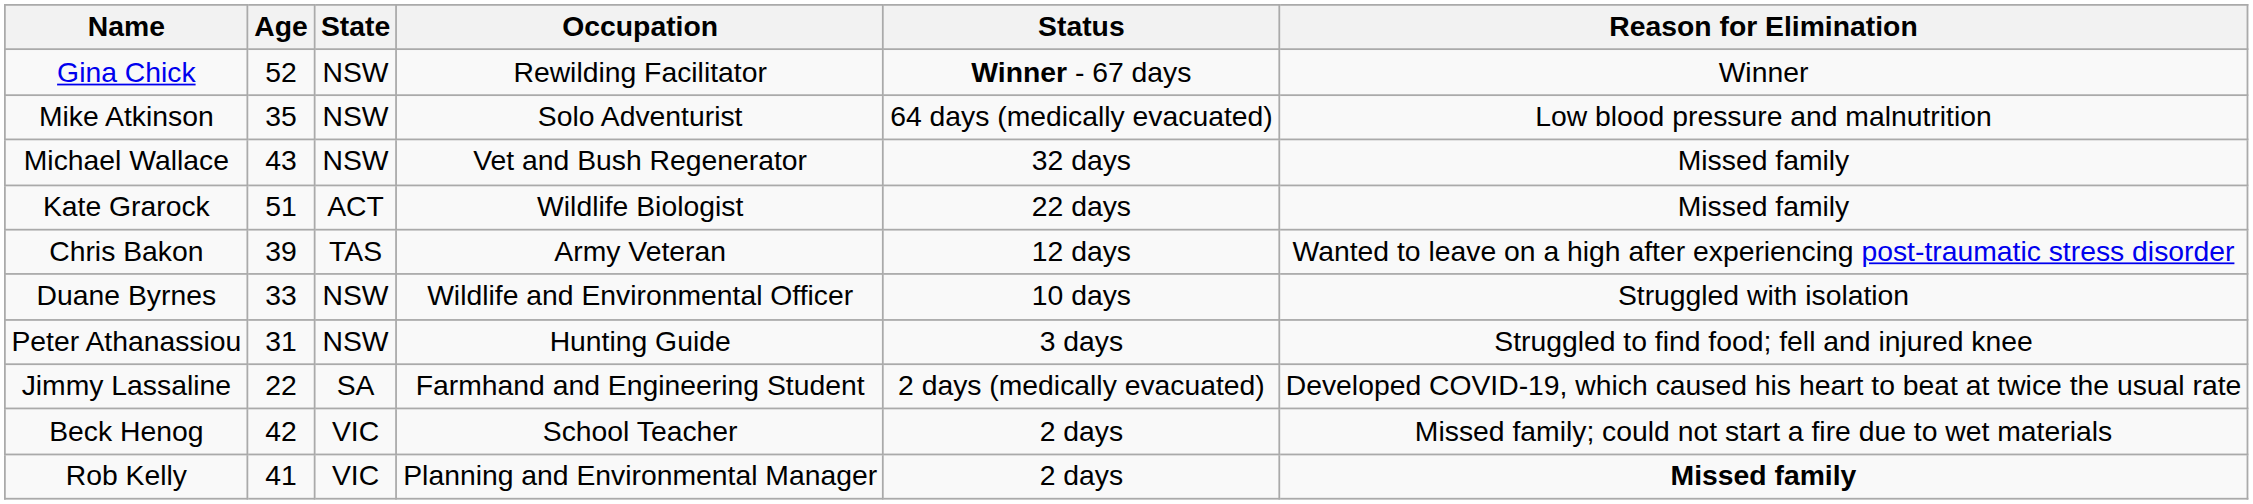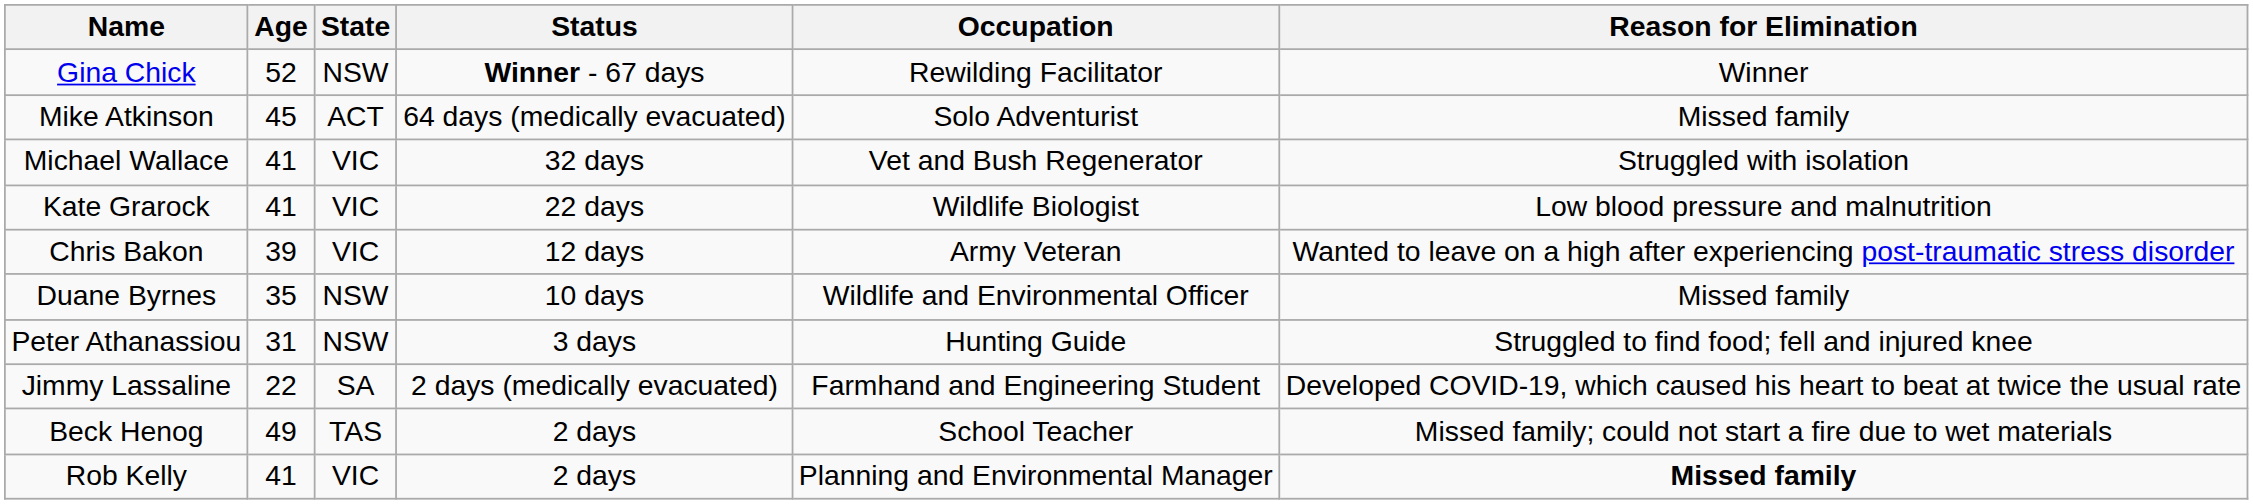columns swapped: (640, 26) <-> (1081, 26)
(281, 116) 35 -> (281, 116) 45
(356, 116) NSW -> (356, 116) ACT
(1763, 116) Low blood pressure and malnutrition -> (1763, 116) Missed family
(281, 161) 43 -> (281, 161) 41
(356, 161) NSW -> (356, 161) VIC
(1763, 161) Missed family -> (1764, 161) Struggled with isolation
(281, 206) 51 -> (281, 206) 41
(356, 206) ACT -> (356, 206) VIC
(1763, 206) Missed family -> (1763, 206) Low blood pressure and malnutrition
(356, 251) TAS -> (356, 251) VIC
(281, 296) 33 -> (281, 296) 35
(1764, 296) Struggled with isolation -> (1763, 296) Missed family
(281, 431) 42 -> (281, 431) 49
(356, 431) VIC -> (356, 431) TAS
